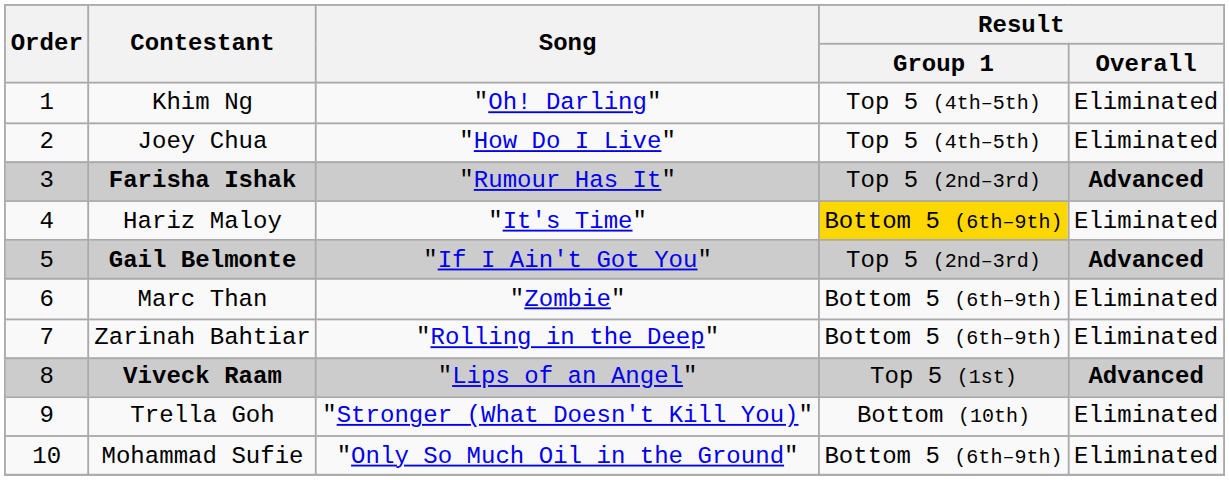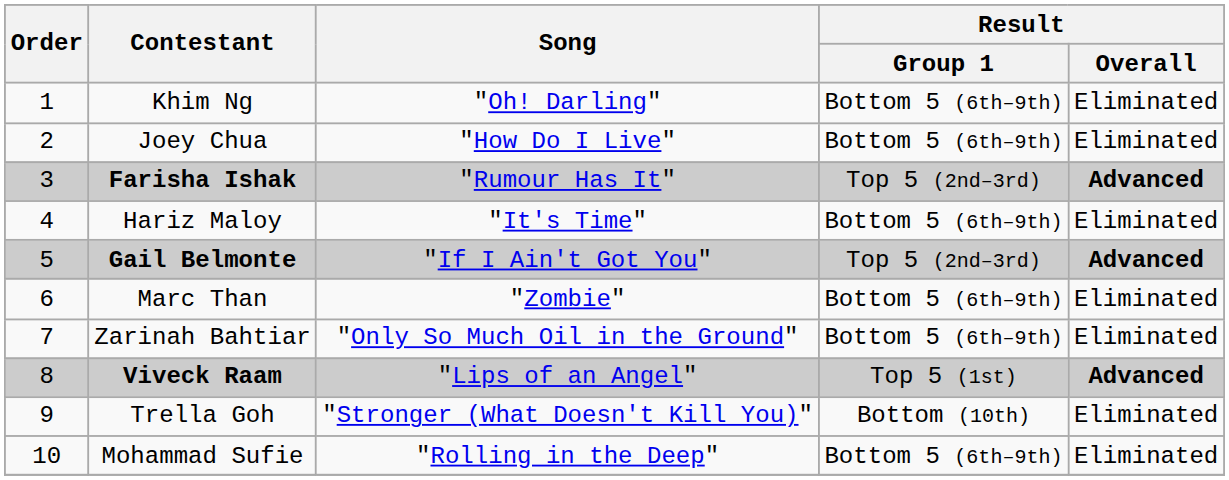(943, 103) Top 5 (4th–5th) -> (943, 103) Bottom 5 (6th–9th)
(943, 142) Top 5 (4th–5th) -> (943, 142) Bottom 5 (6th–9th)
(943, 221) gold background -> (943, 221) no background
(568, 338) "Rolling in the Deep" -> (568, 338) "Only So Much Oil in the Ground"
(568, 456) "Only So Much Oil in the Ground" -> (568, 456) "Rolling in the Deep"
